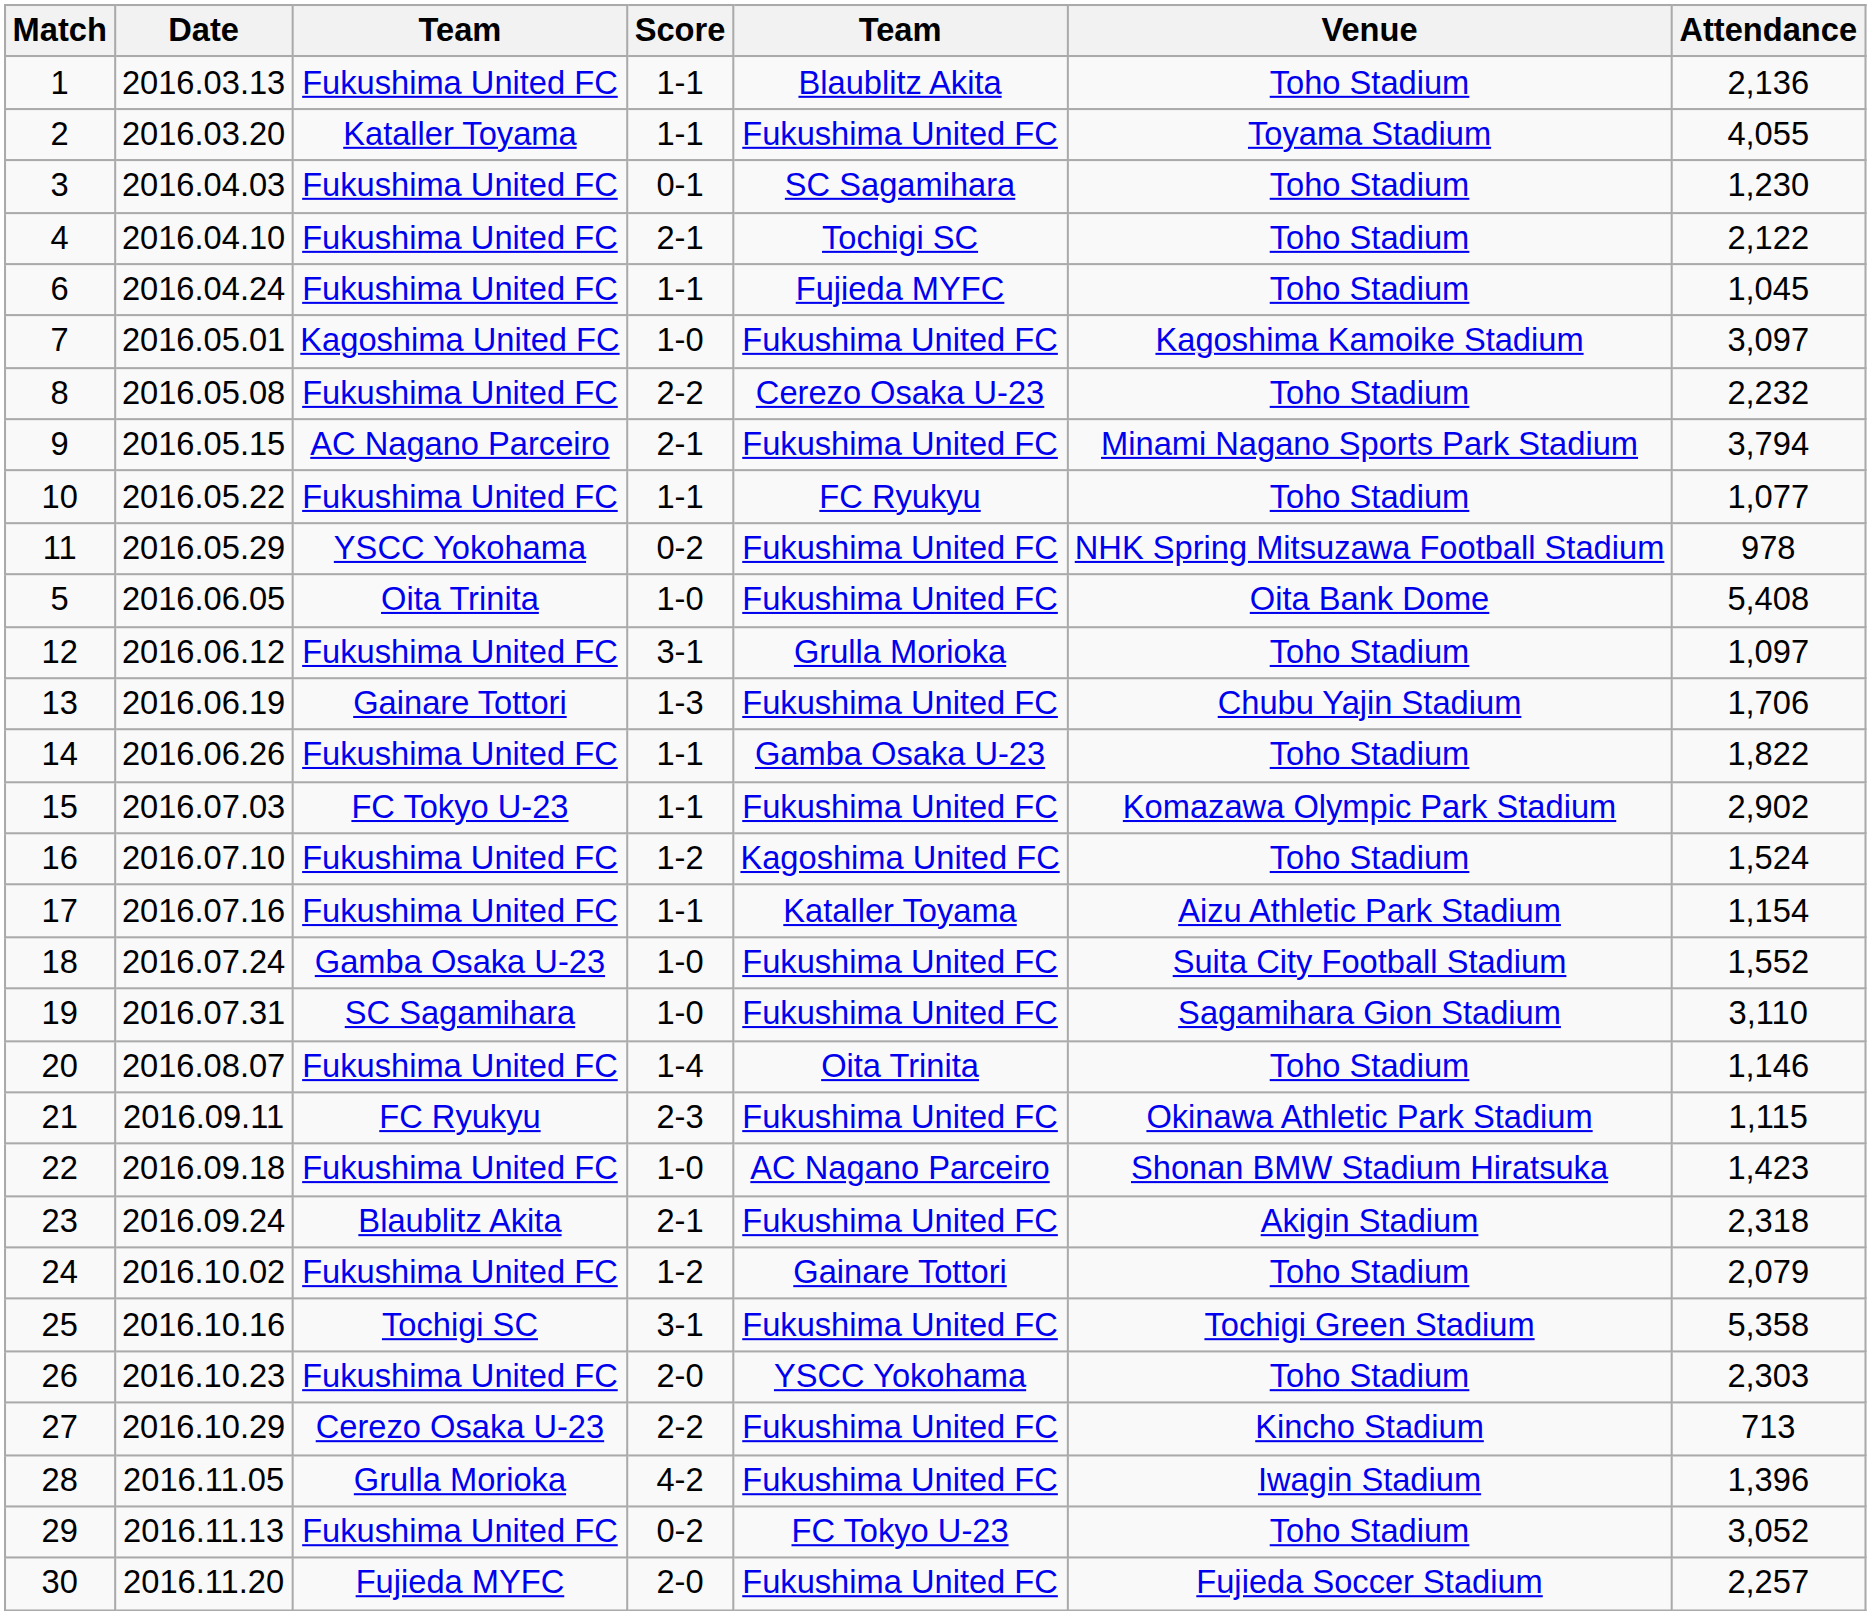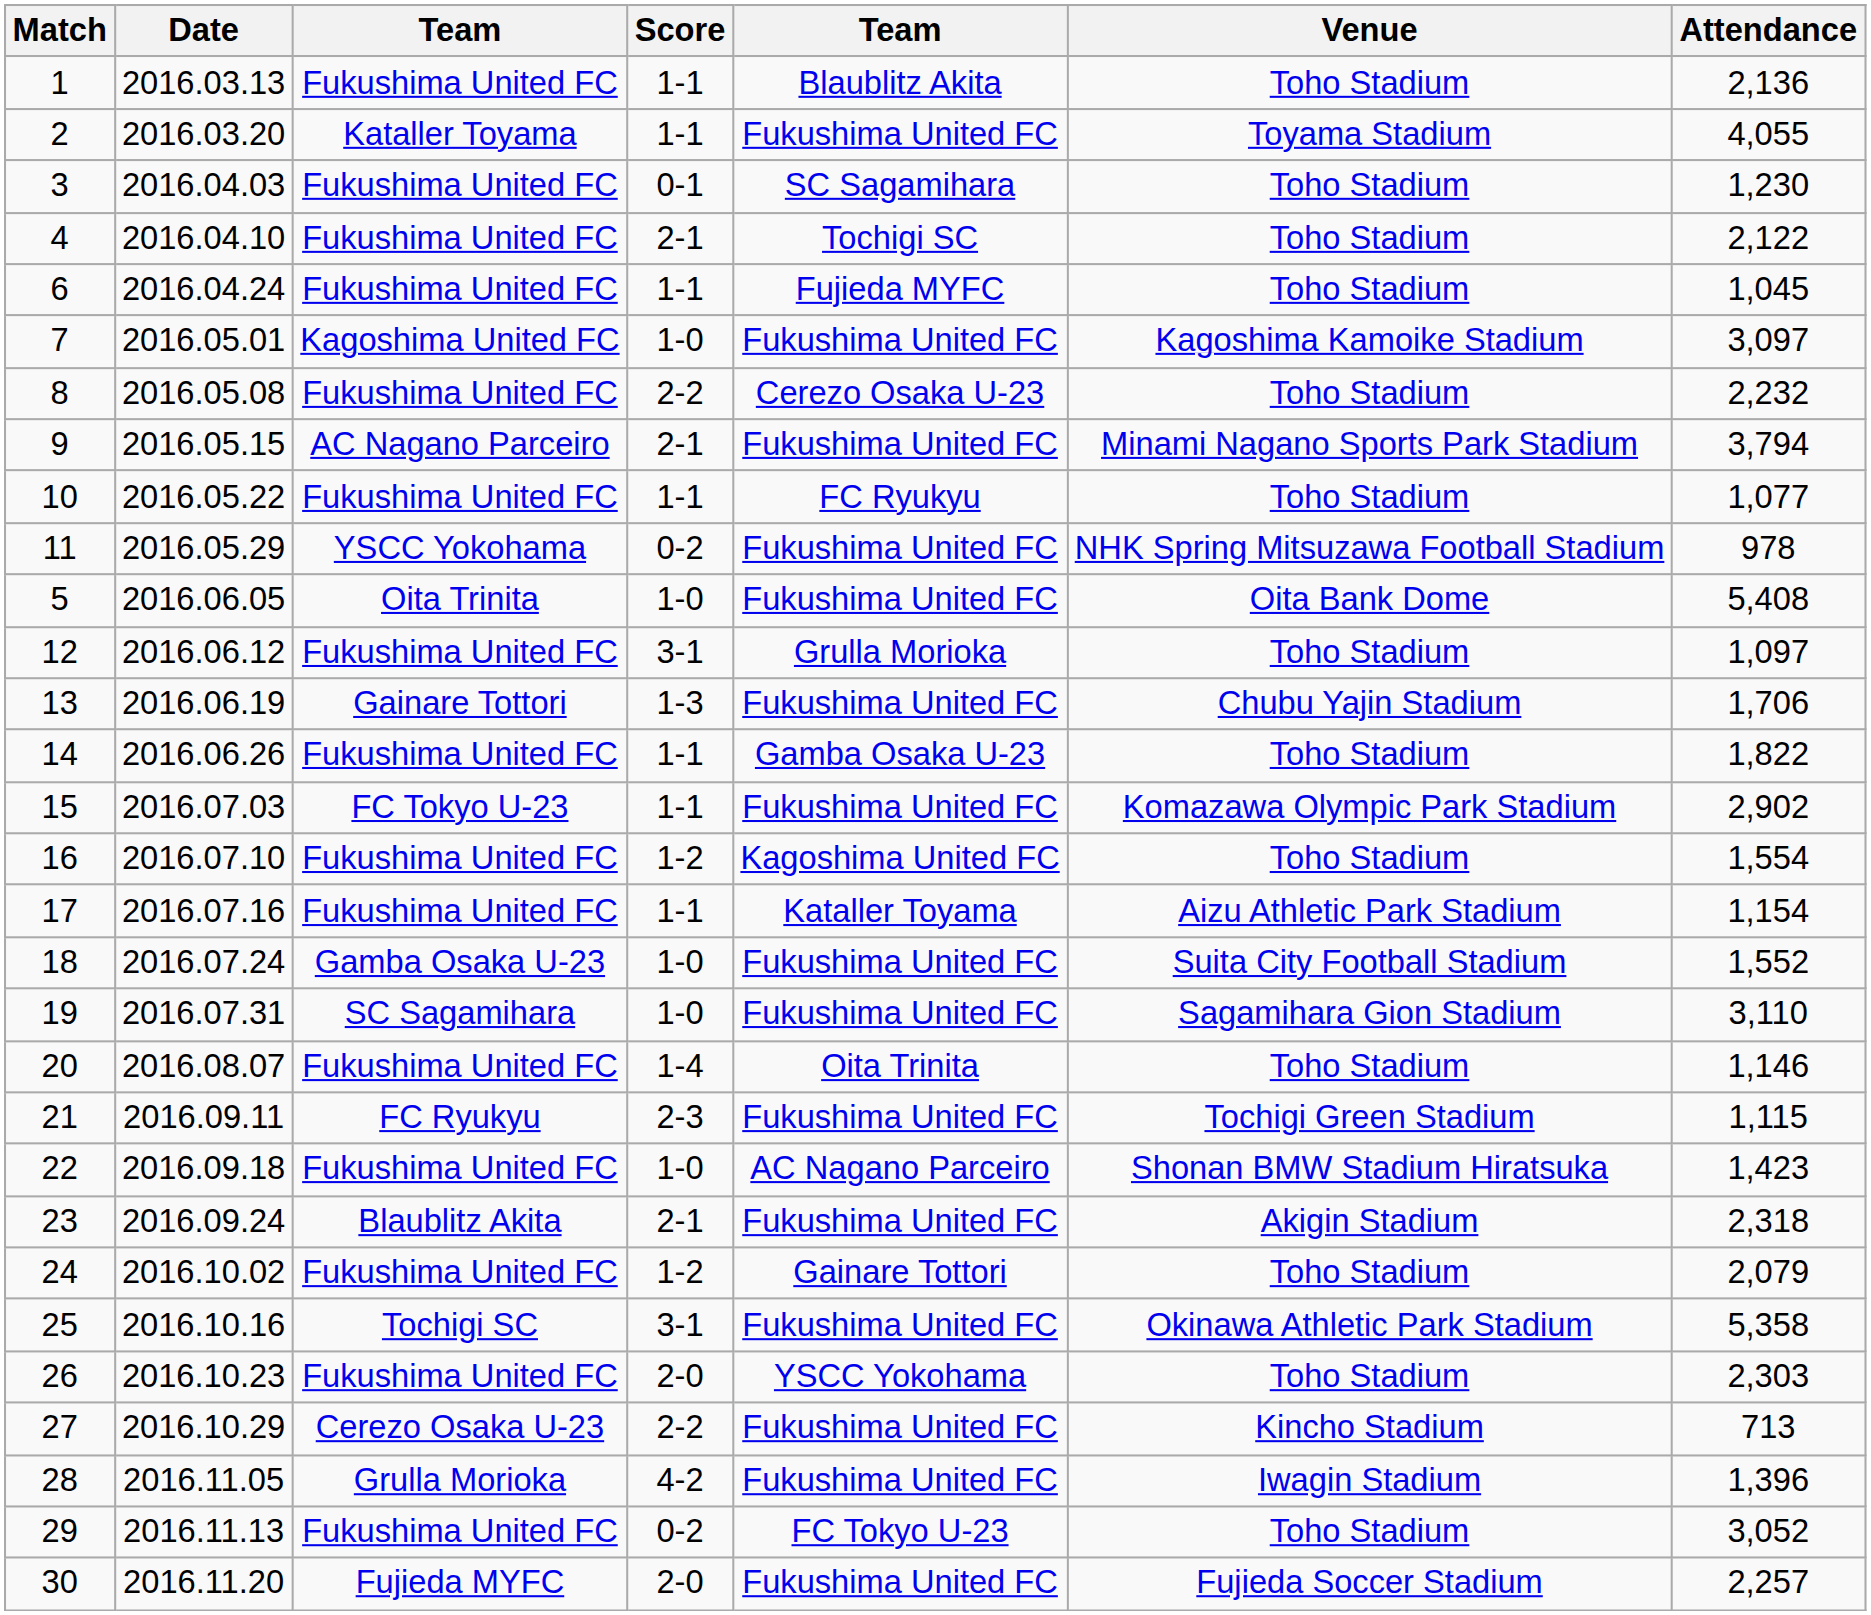(1768, 858) 1,524 -> (1768, 858) 1,554
(1370, 1117) Okinawa Athletic Park Stadium -> (1370, 1117) Tochigi Green Stadium
(1370, 1324) Tochigi Green Stadium -> (1370, 1324) Okinawa Athletic Park Stadium
